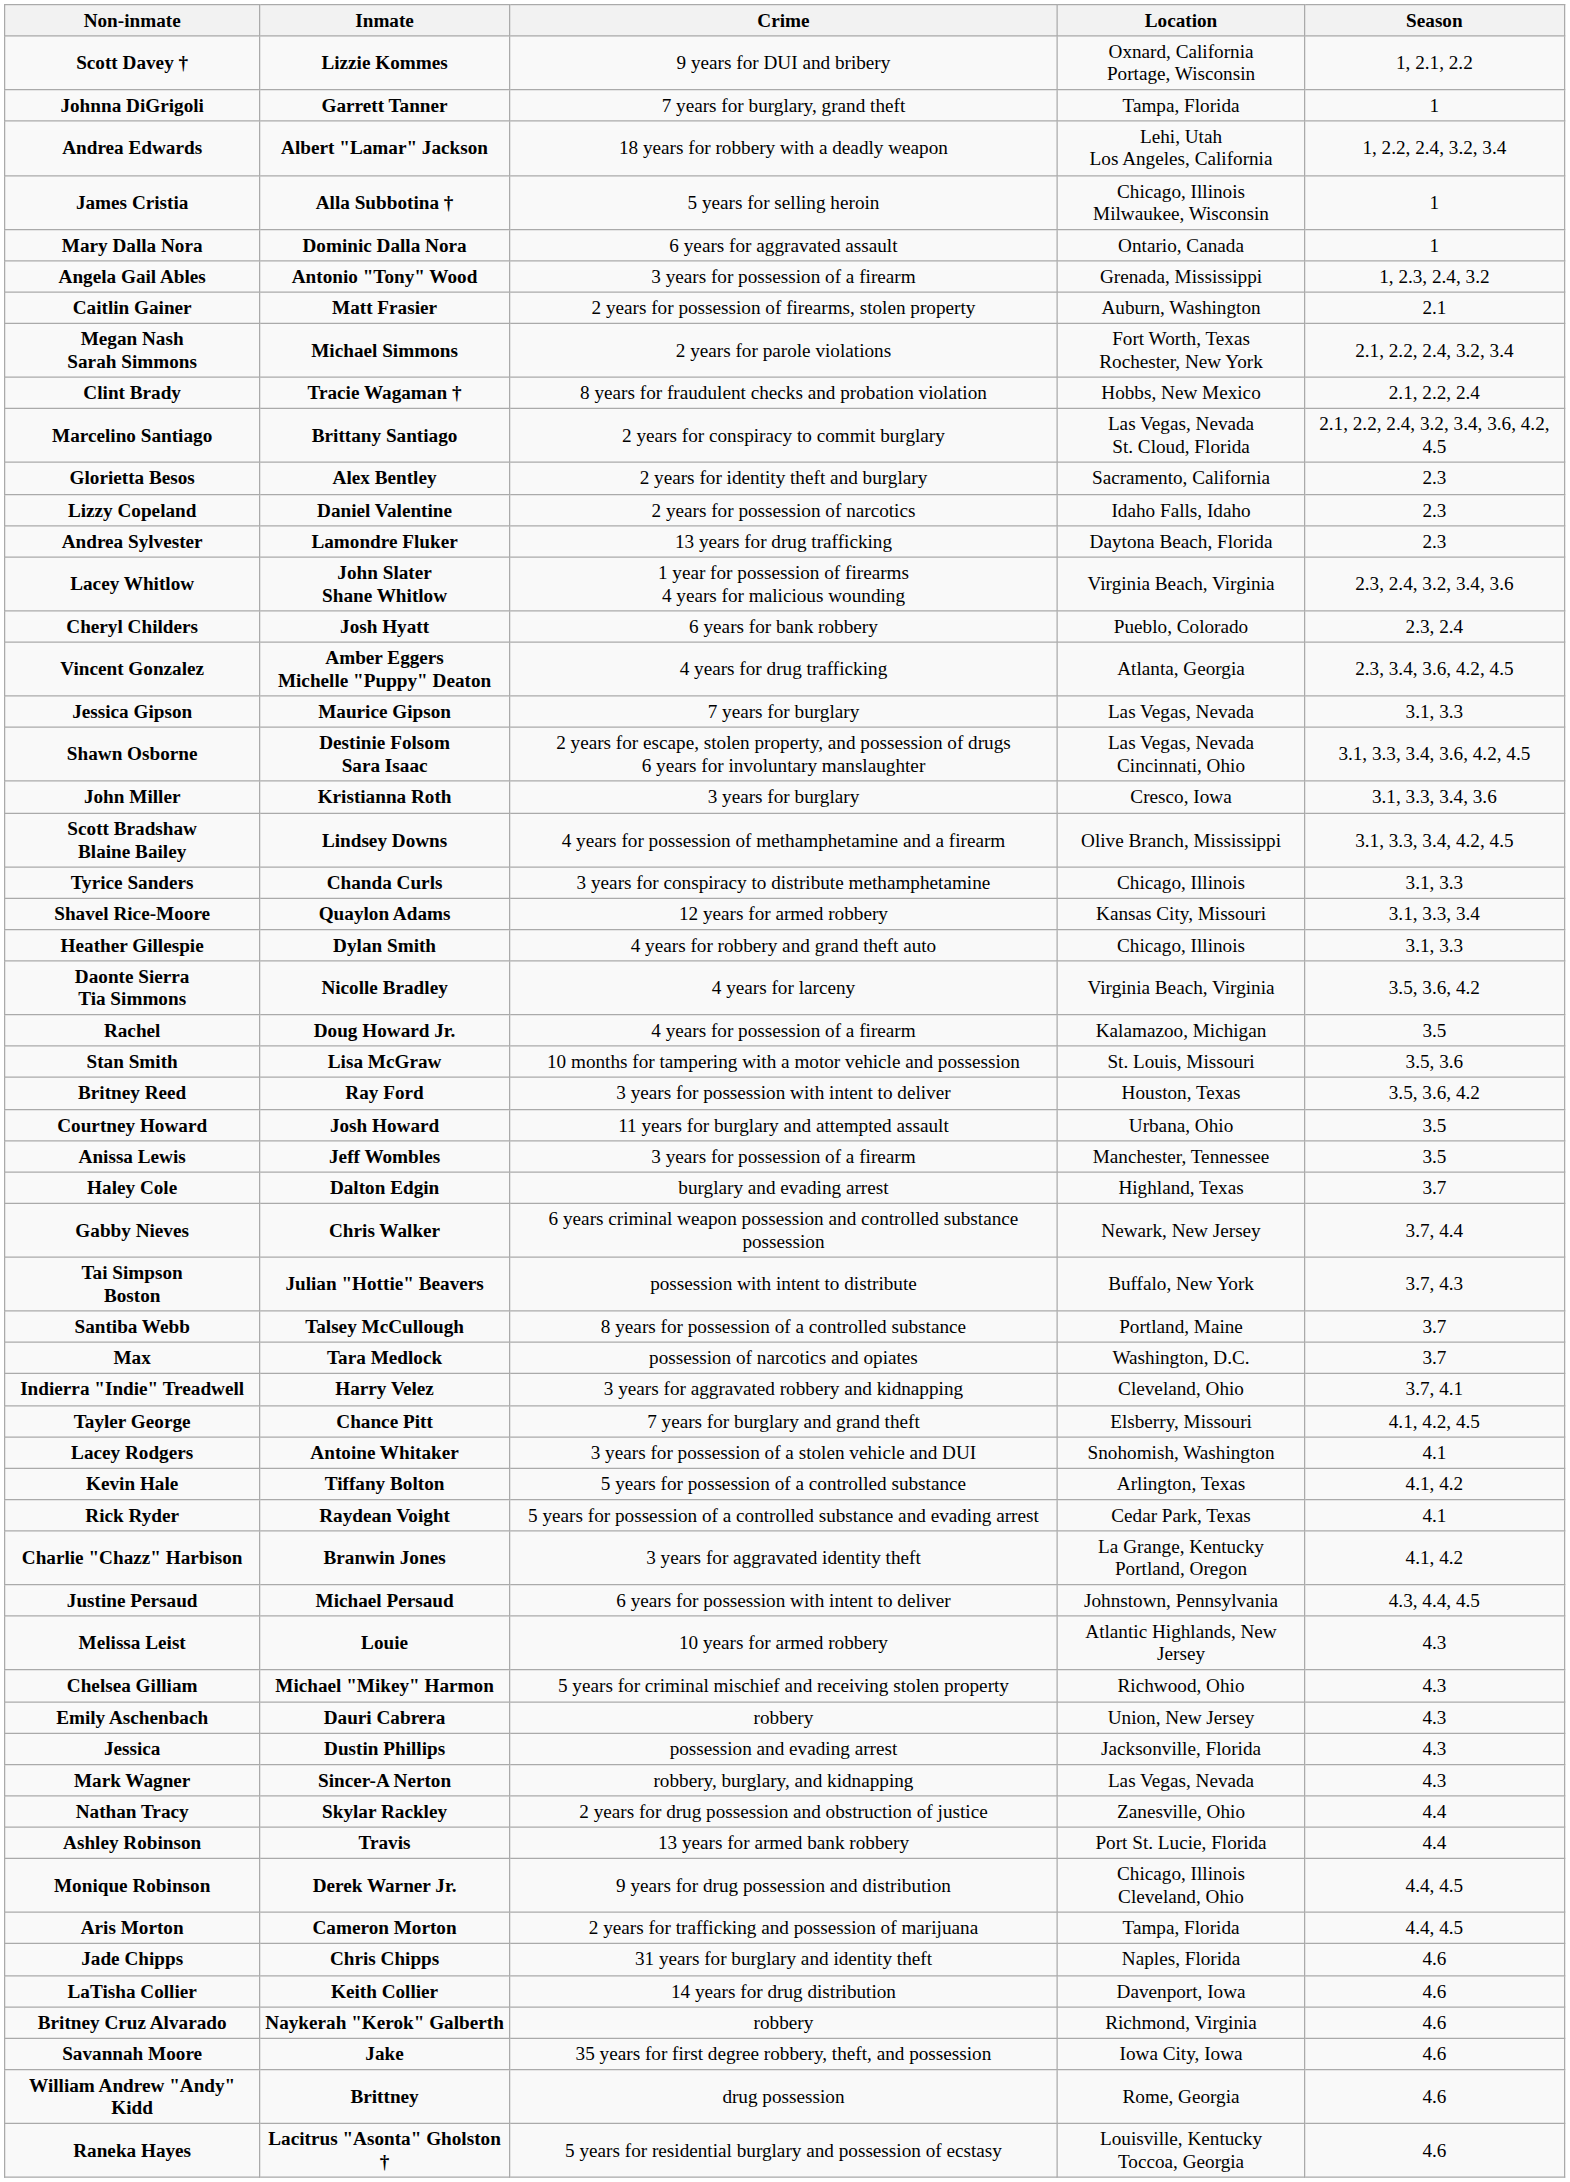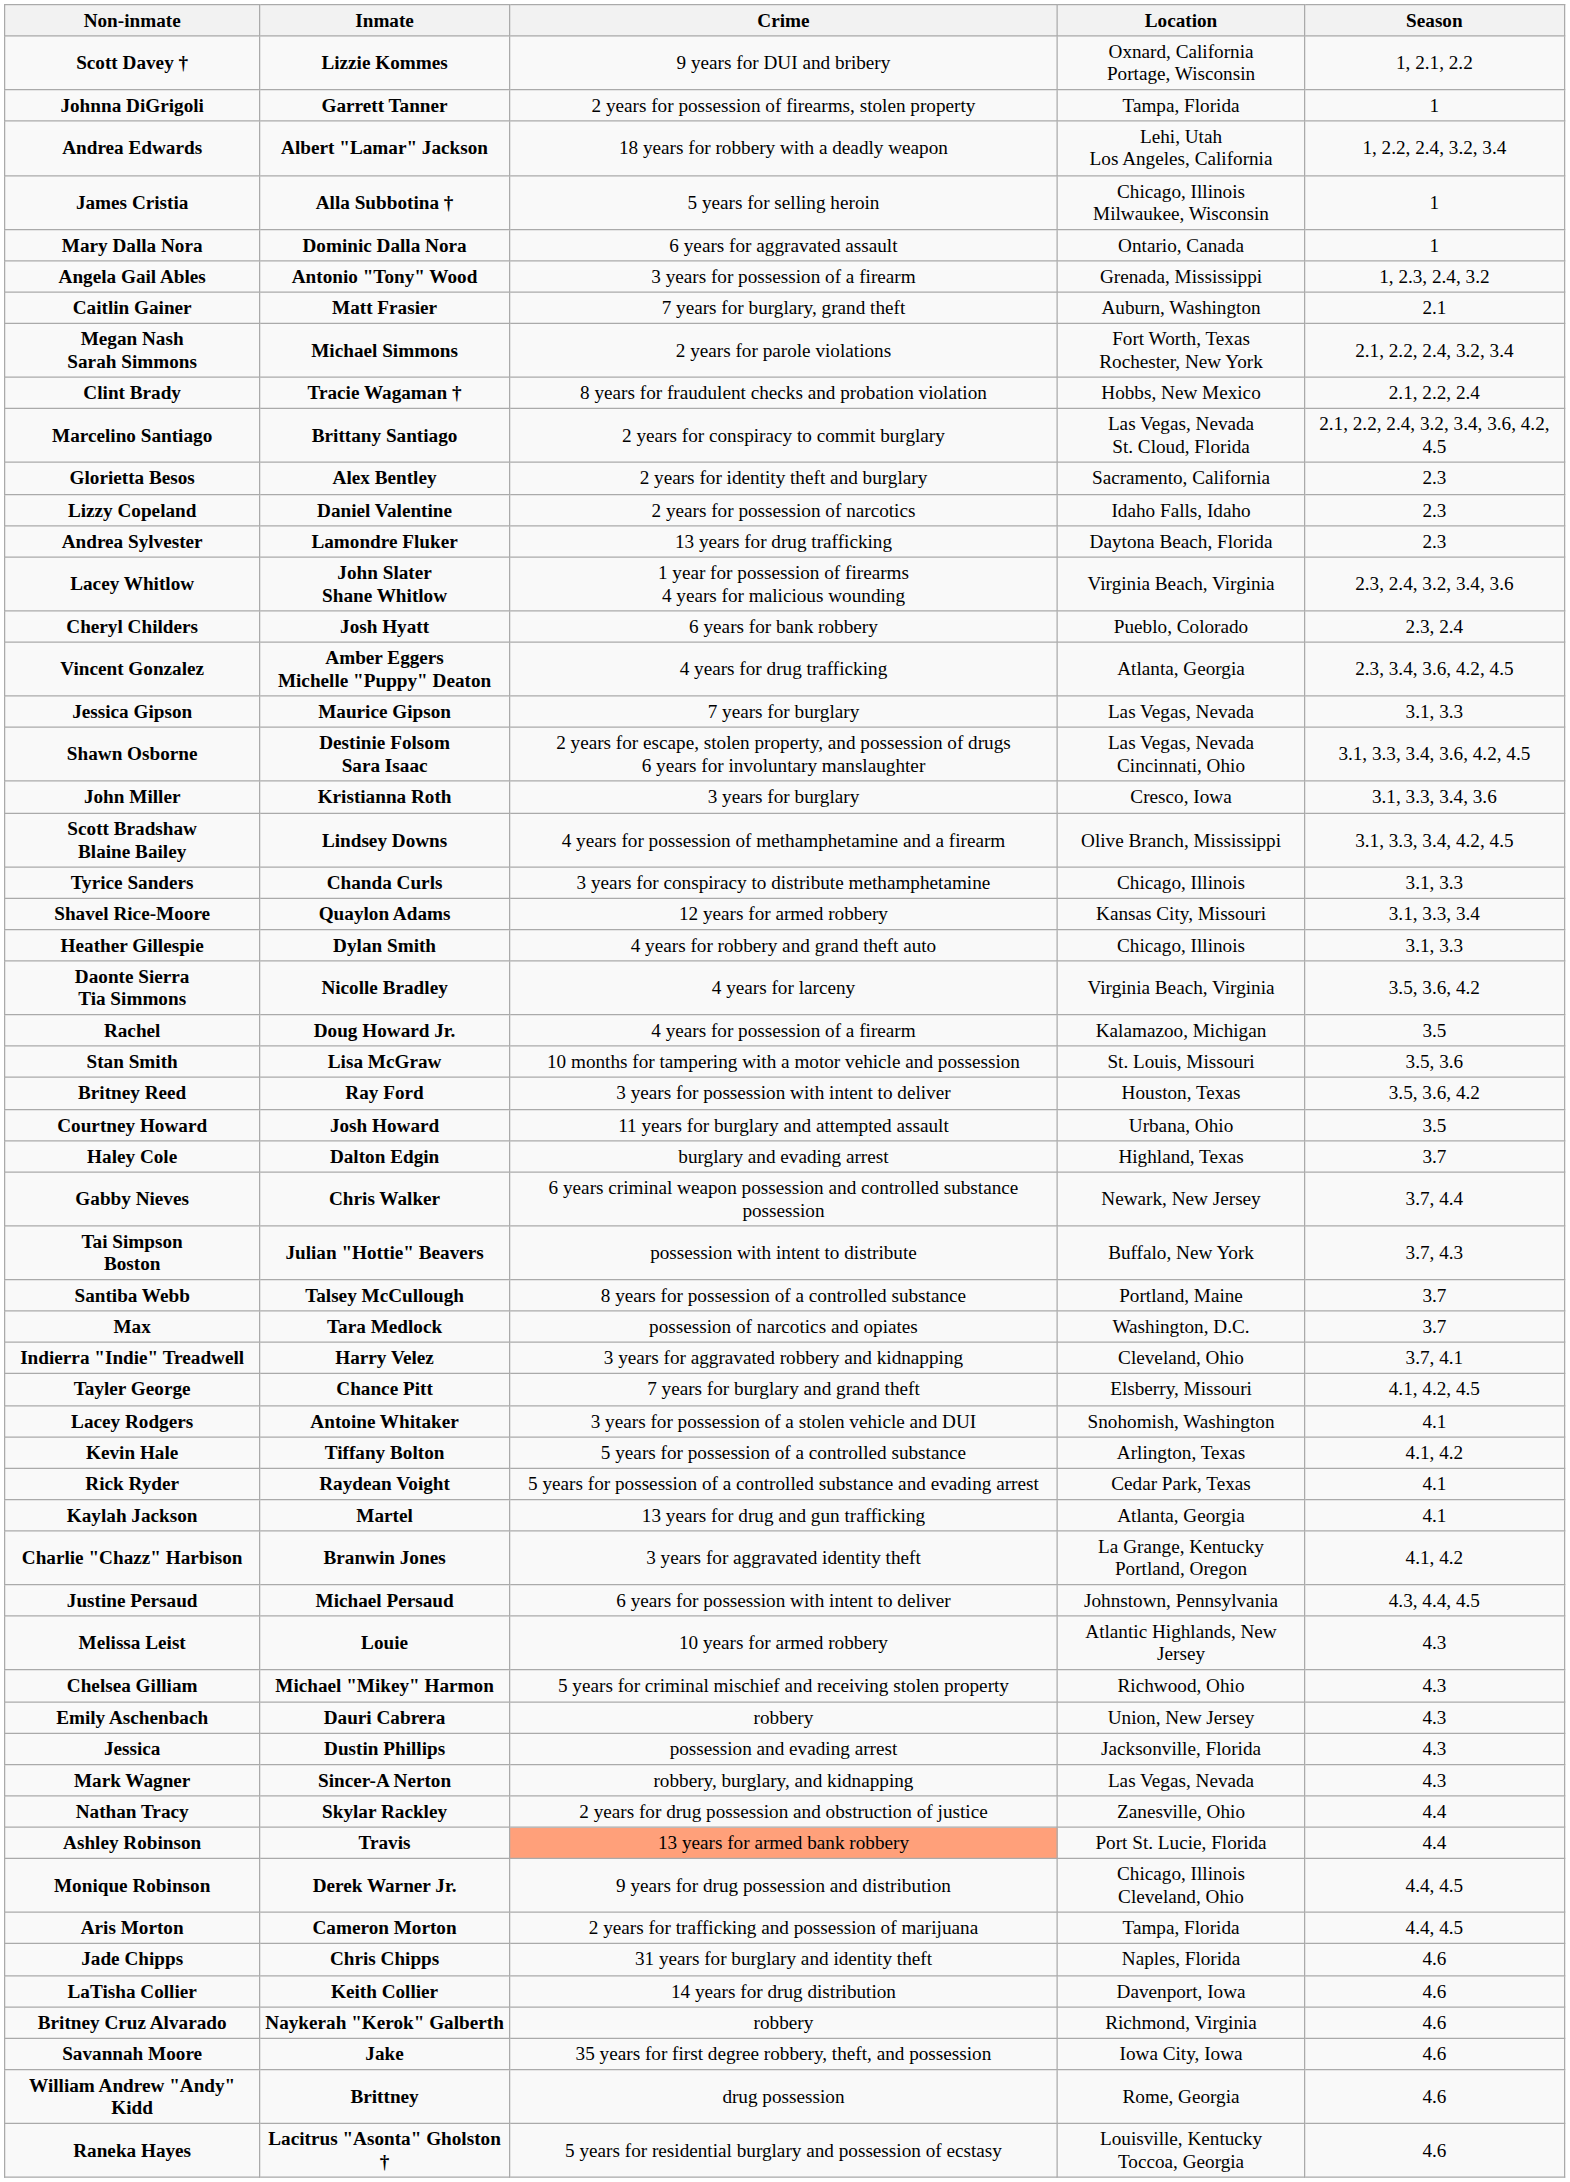(783, 105) 7 years for burglary, grand theft -> (783, 105) 2 years for possession of firearms, stolen property
(783, 307) 2 years for possession of firearms, stolen property -> (783, 307) 7 years for burglary, grand theft
- row: (132, 1156)
+ row: (132, 1515)
(783, 1843) no background -> (783, 1843) lightsalmon background
